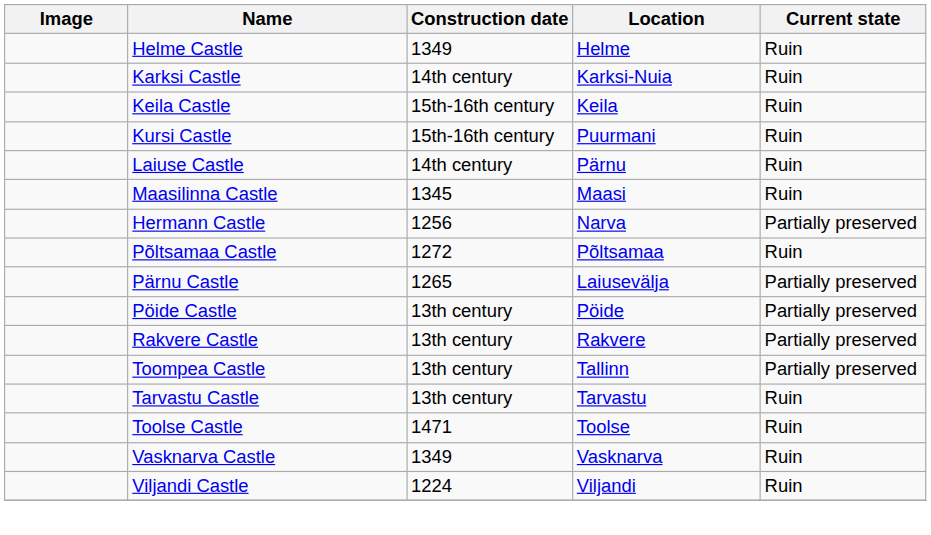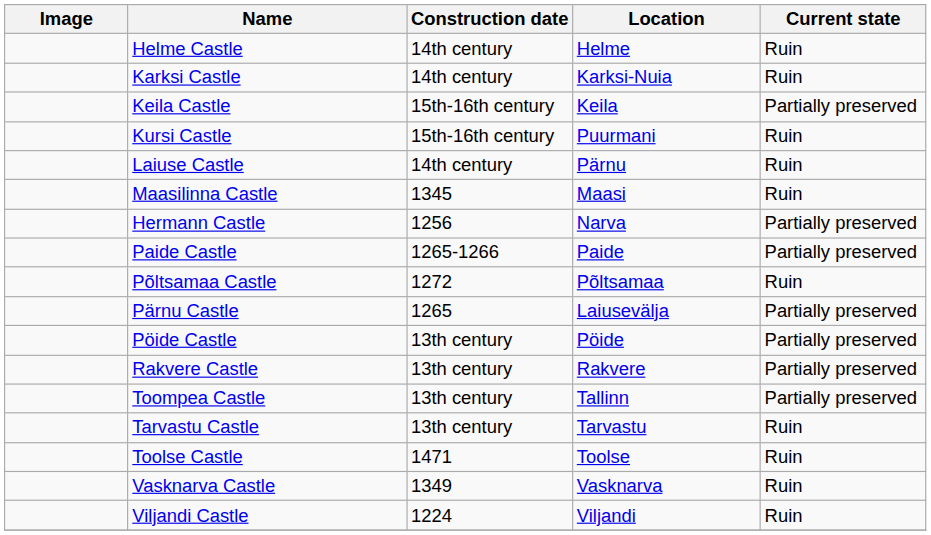(431, 48) 1349 -> (462, 48) 14th century
(784, 106) Ruin -> (841, 106) Partially preserved
+ row: (184, 252)
